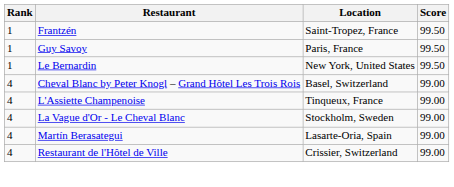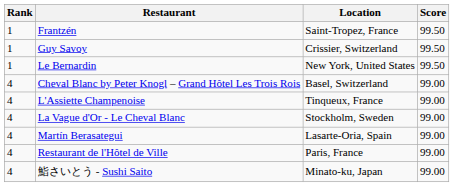(334, 48) Paris, France -> (351, 48) Crissier, Switzerland
(351, 153) Crissier, Switzerland -> (334, 153) Paris, France
+ row: (95, 171)
